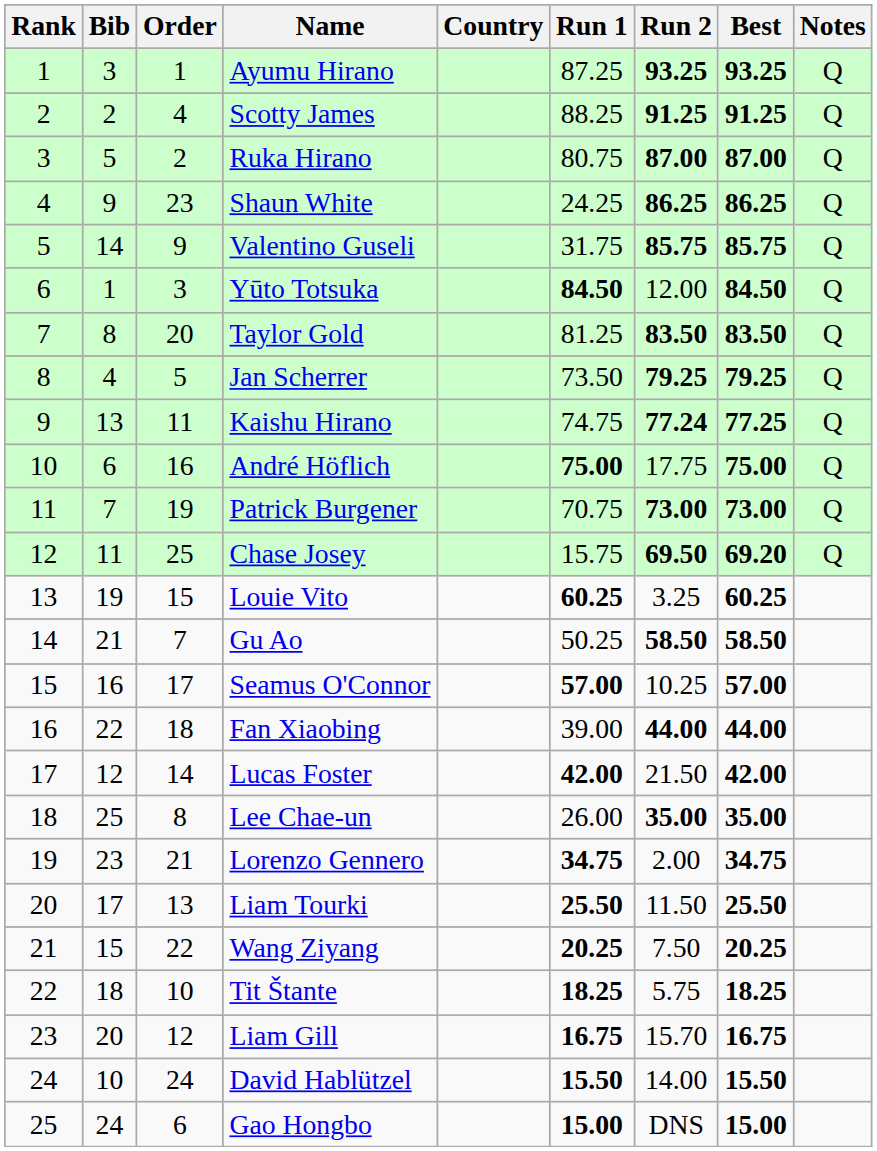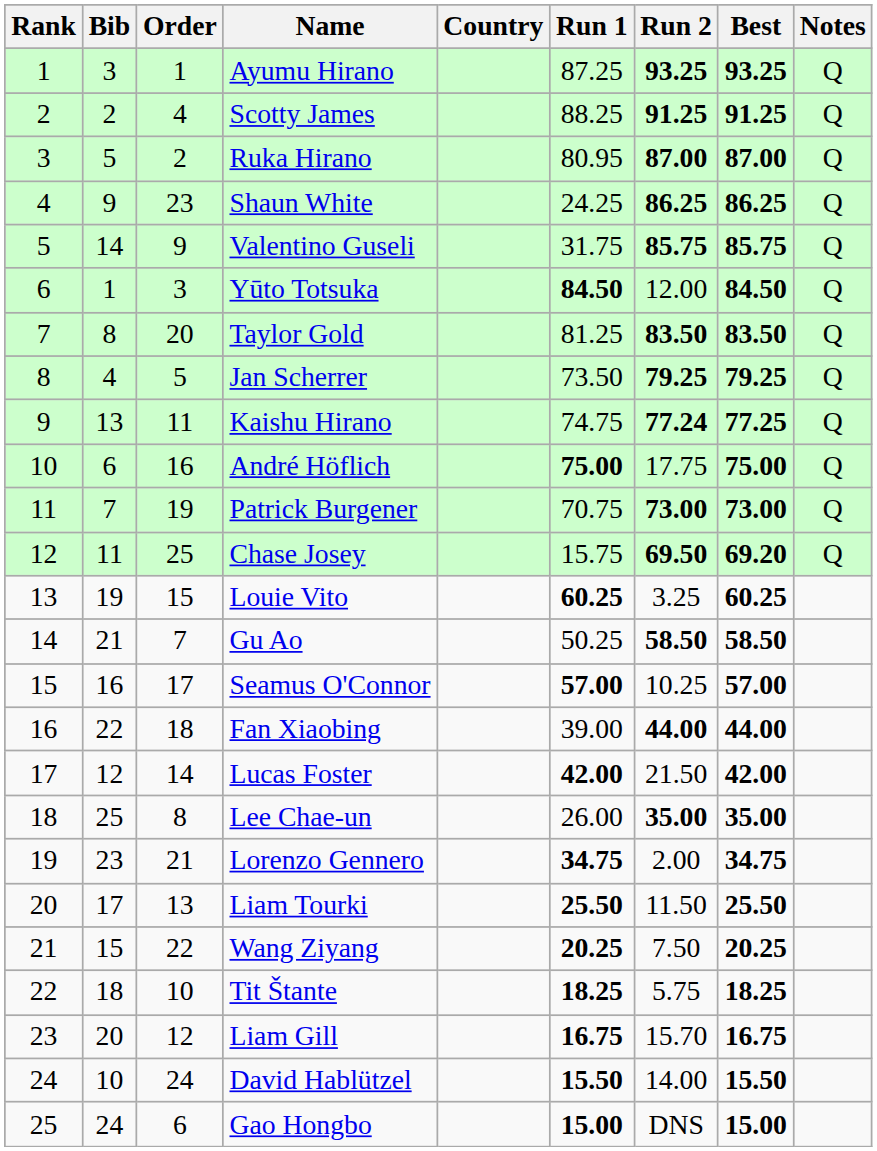(592, 158) 80.75 -> (592, 158) 80.95
